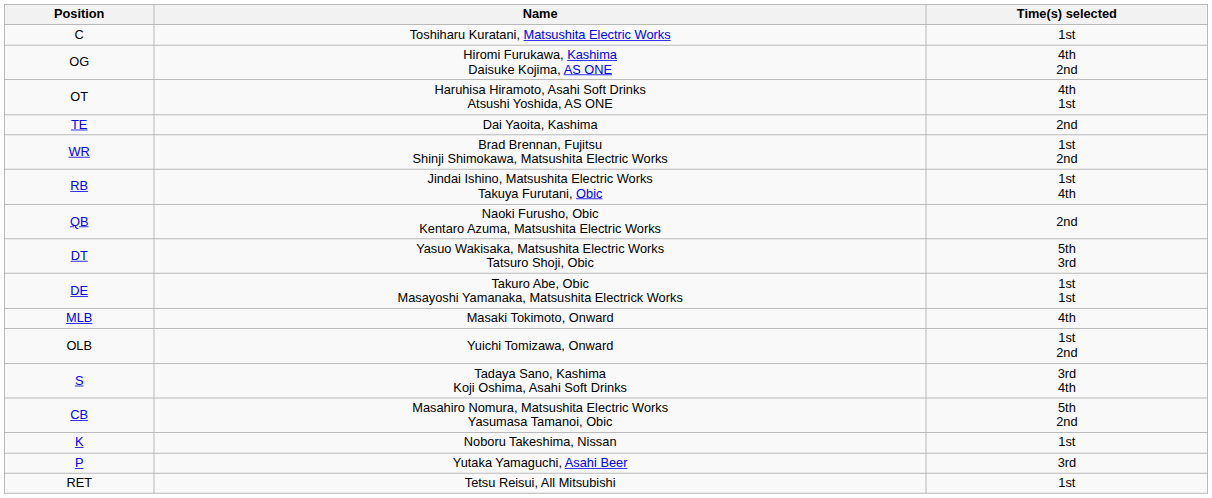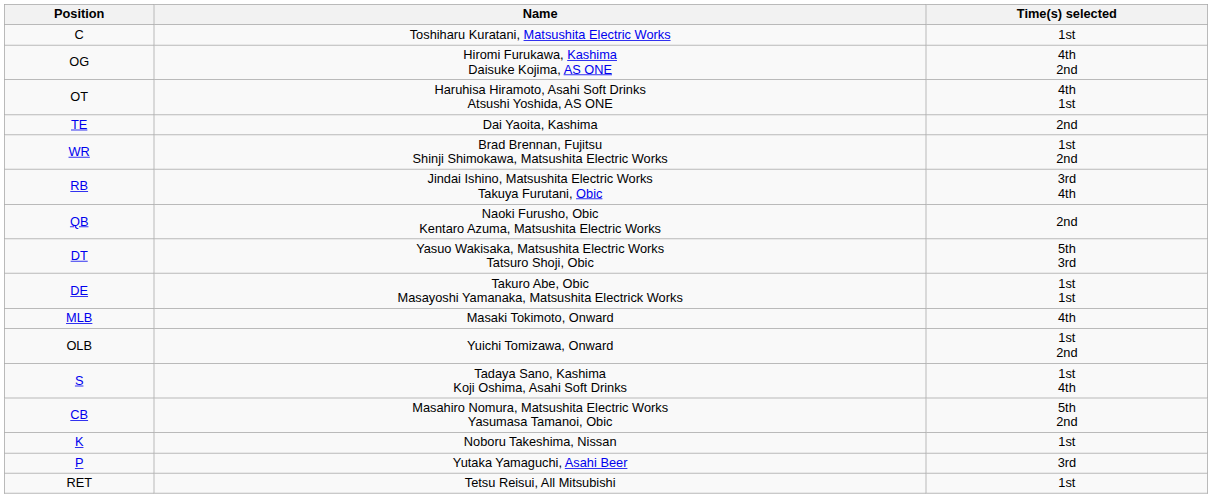(1067, 186) 1st 4th -> (1067, 186) 3rd 4th
(1067, 380) 3rd 4th -> (1067, 380) 1st 4th
